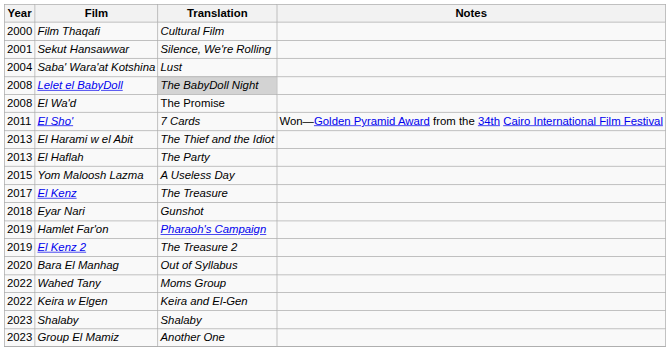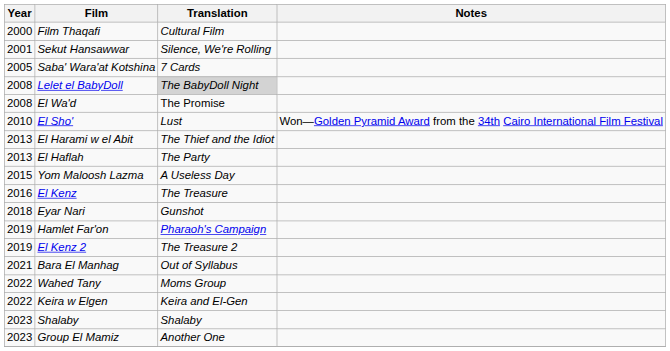(20, 67) 2004 -> (20, 67) 2005
(171, 67) Lust -> (180, 67) 7 Cards
(19, 121) 2011 -> (20, 121) 2010
(180, 121) 7 Cards -> (171, 121) Lust
(20, 193) 2017 -> (20, 193) 2016
(20, 265) 2020 -> (20, 265) 2021
